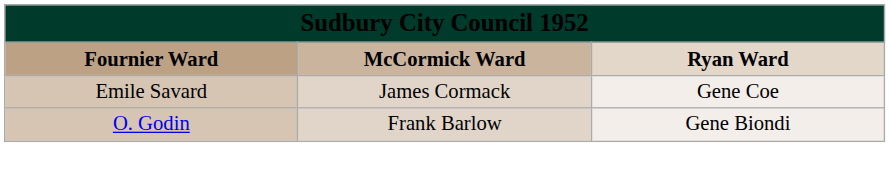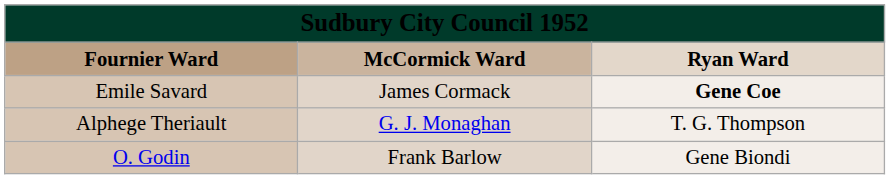(738, 91) normal -> (738, 91) bold
+ row: (151, 124)
